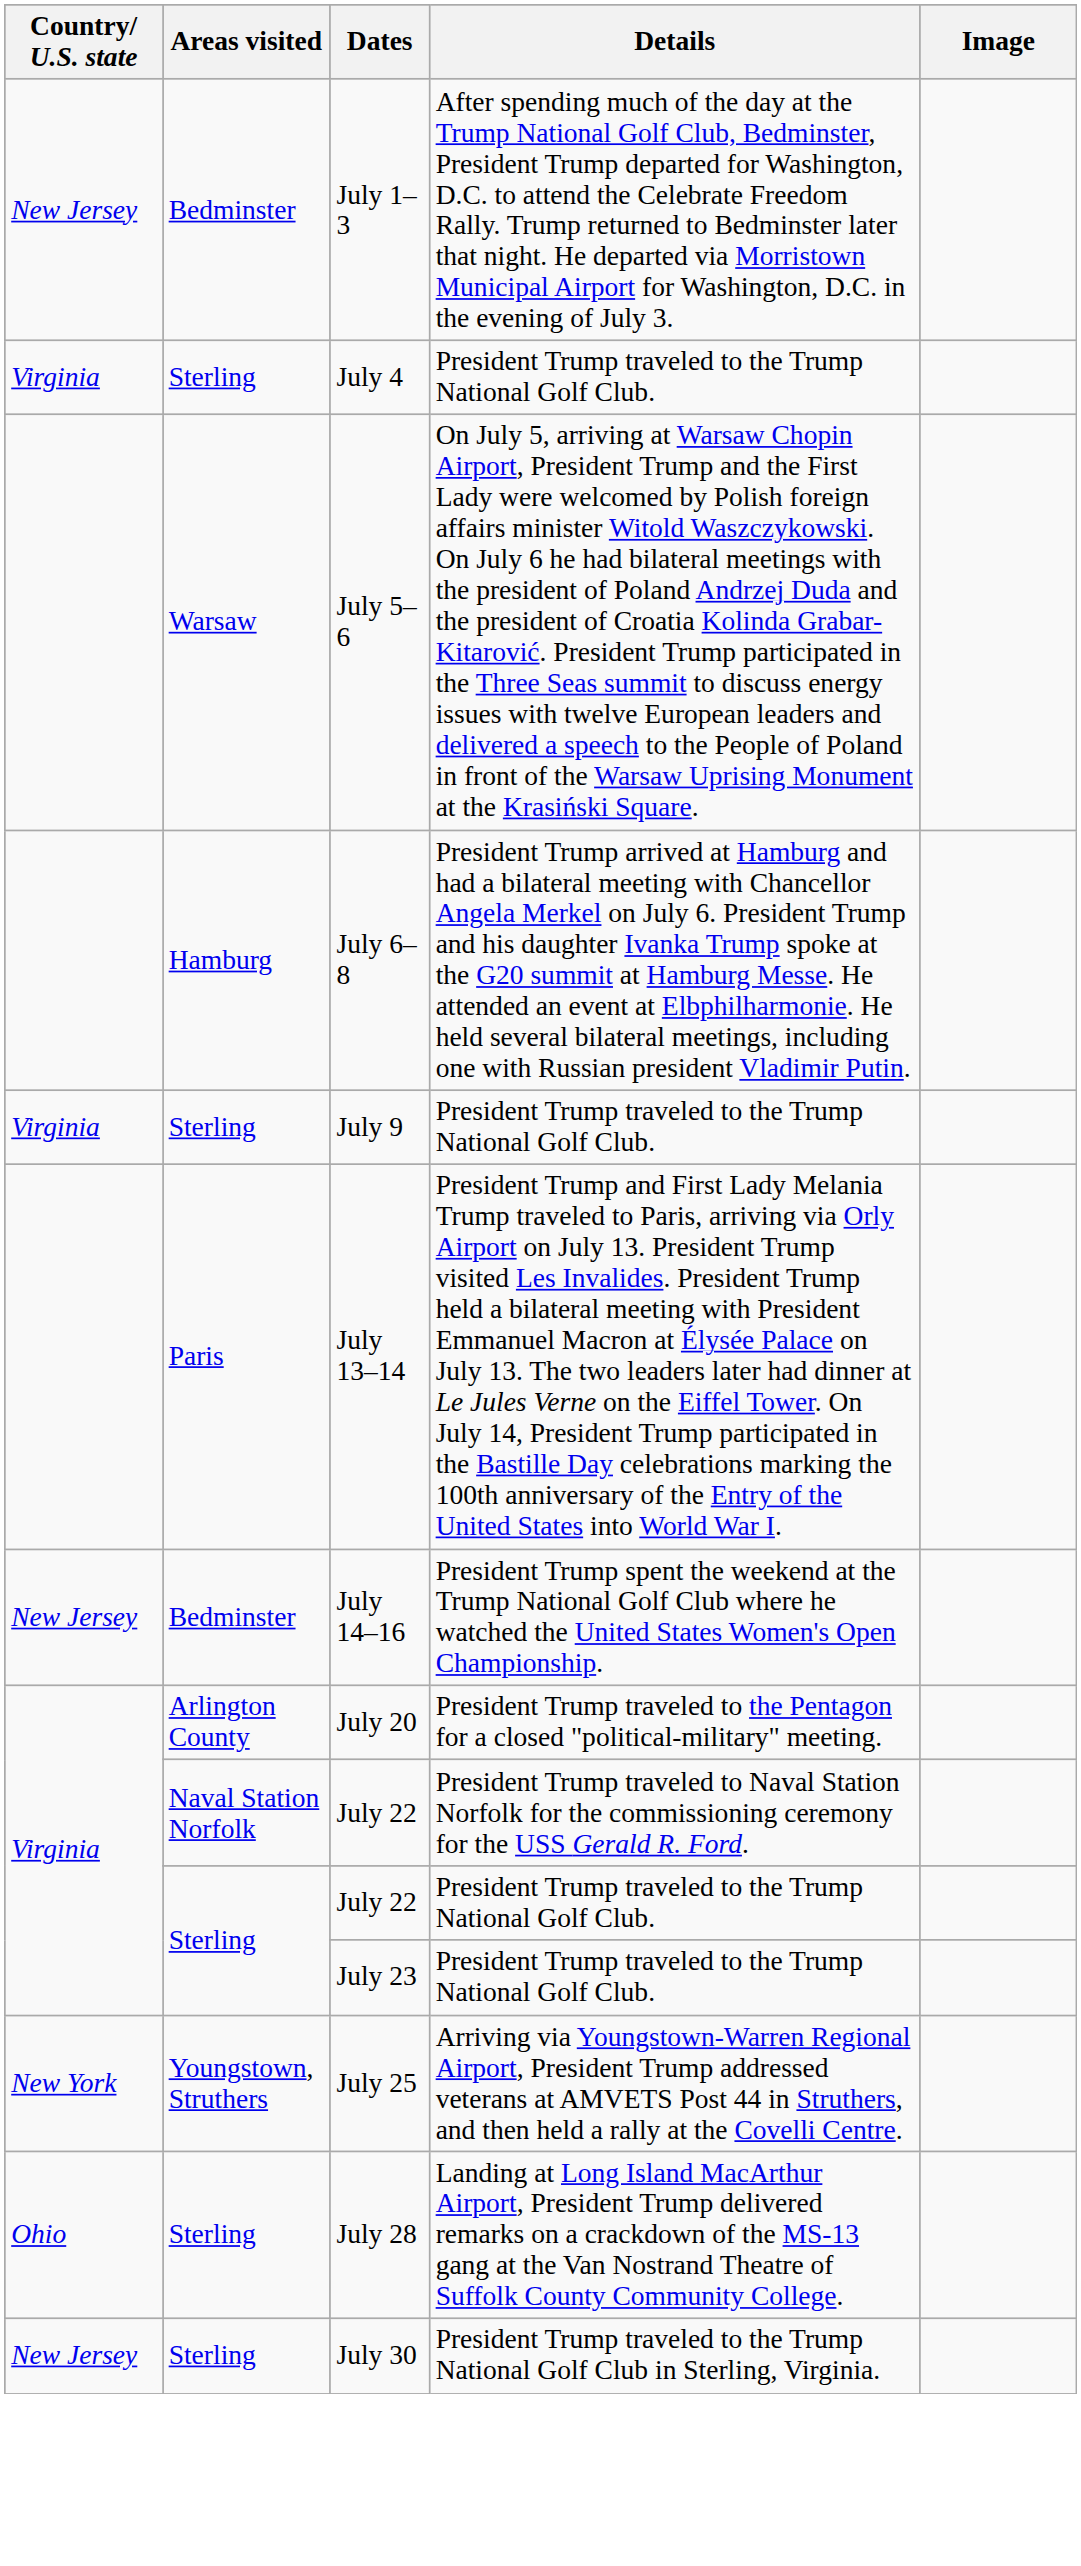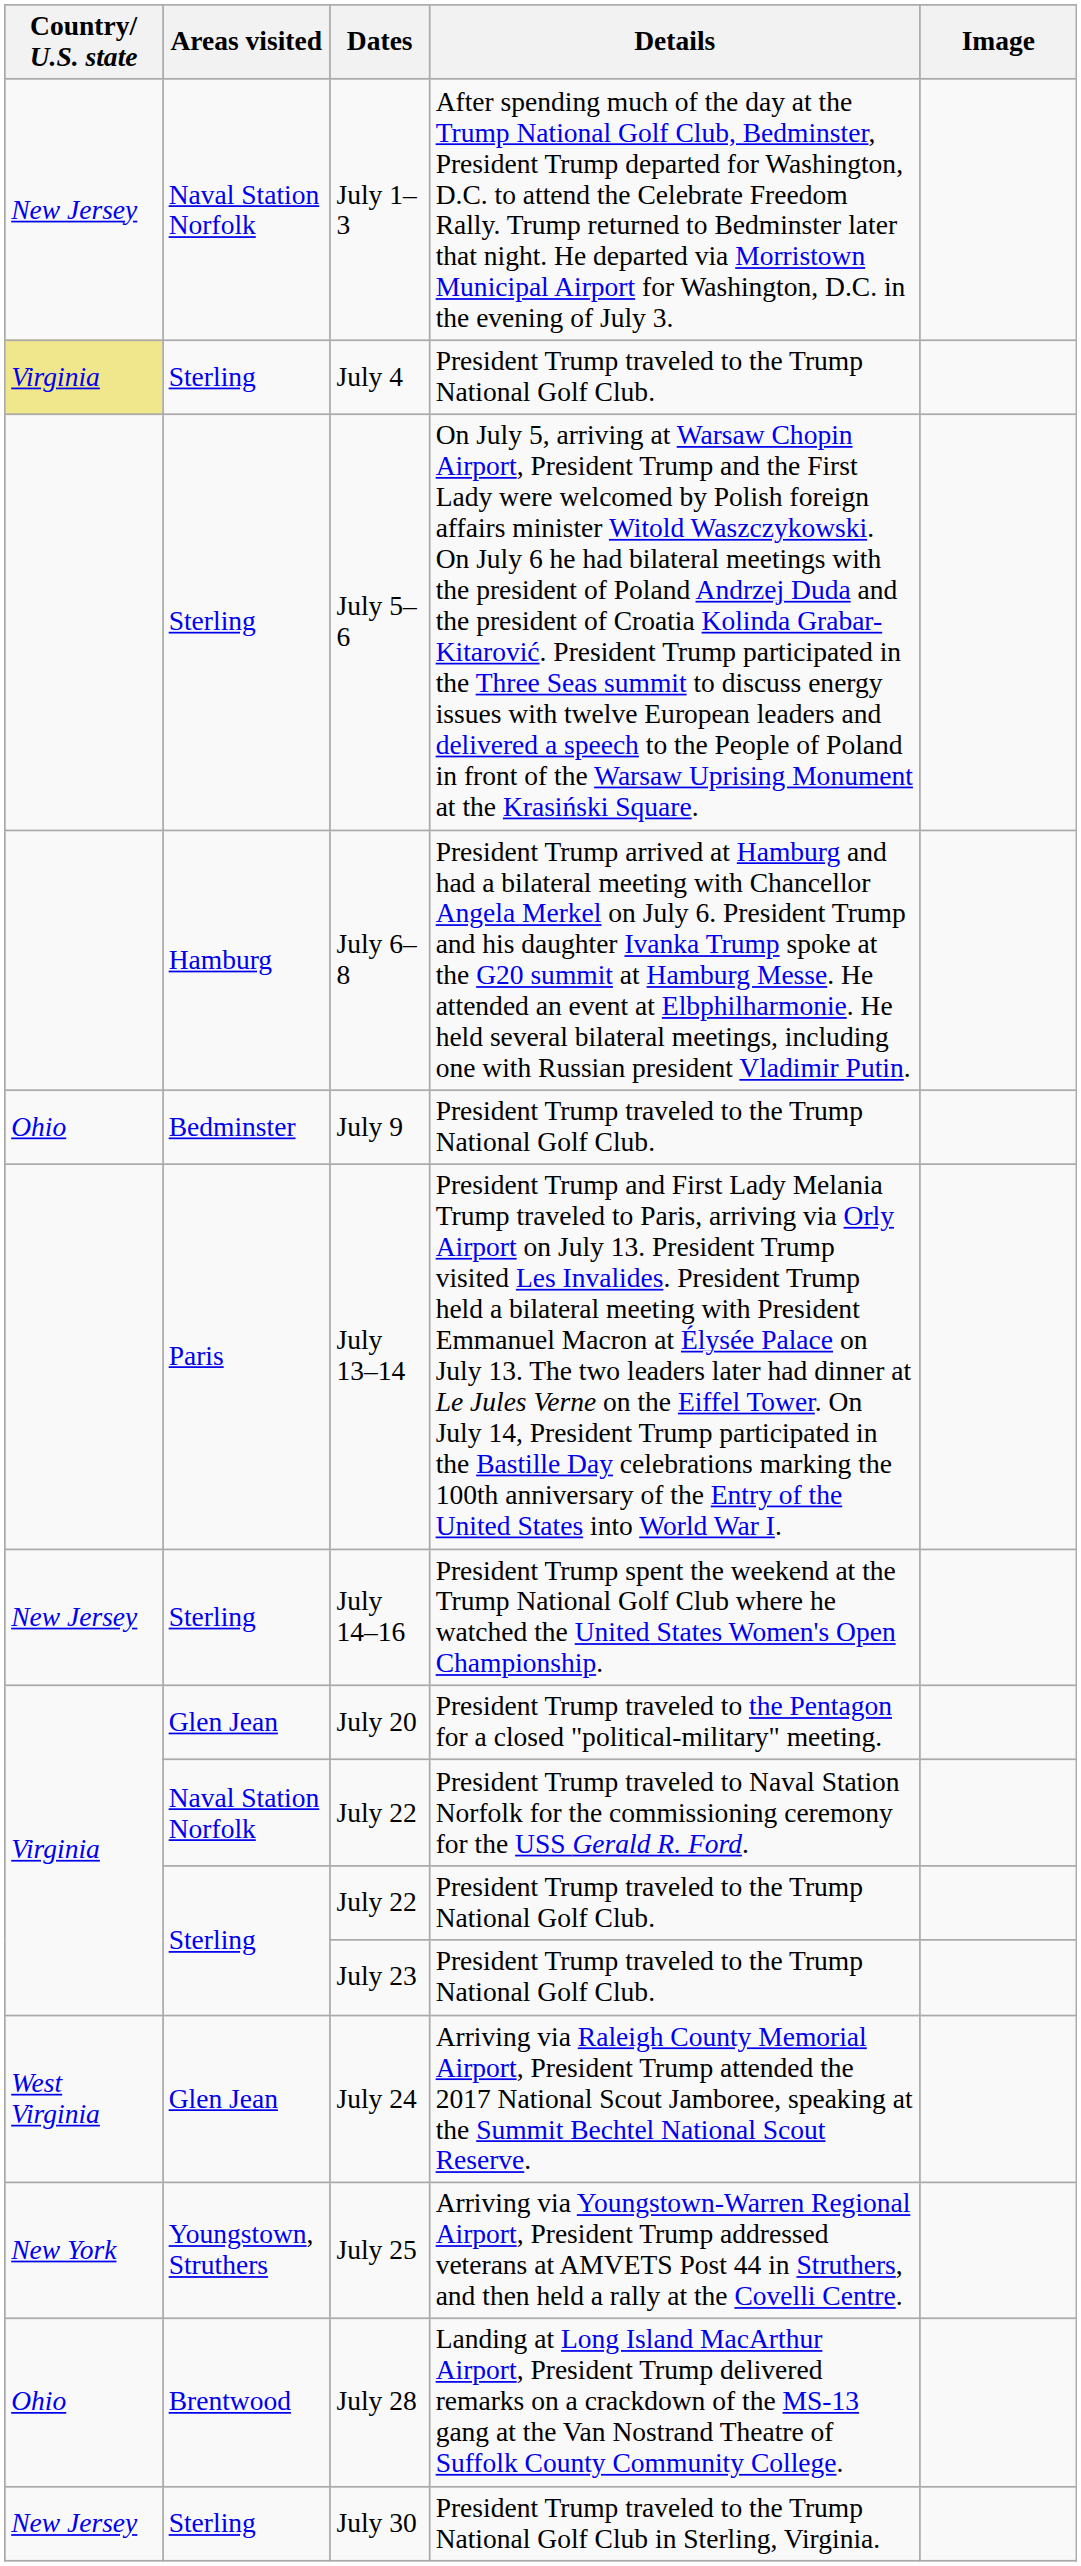(232, 209) Bedminster -> (244, 209) Naval Station Norfolk
(56, 376) no background -> (56, 376) khaki background
(213, 621) Warsaw -> (212, 621) Sterling
(56, 1126) Virginia -> (39, 1126) Ohio
(212, 1126) Sterling -> (232, 1126) Bedminster
(232, 1616) Bedminster -> (212, 1616) Sterling
(222, 1722) Arlington County -> (223, 1722) Glen Jean
+ row: (377, 2098)
(212, 2234) Sterling -> (230, 2402) Brentwood
